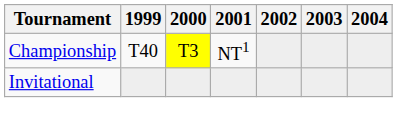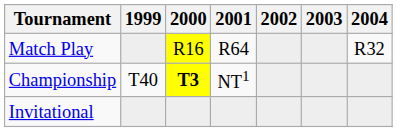+ row: (51, 48)
(188, 50) normal -> (188, 79) bold
